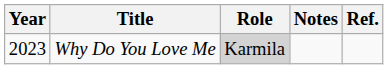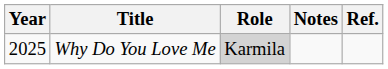(27, 48) 2023 -> (27, 48) 2025
